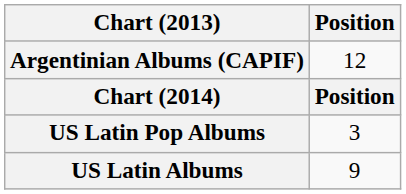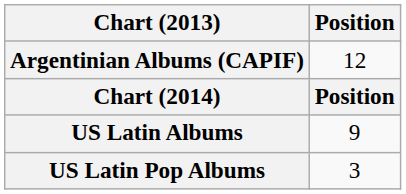rows swapped: (157, 170) <-> (157, 133)
